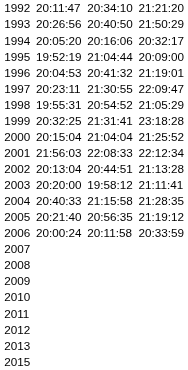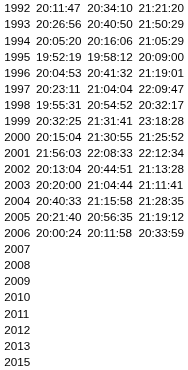(161, 41) 20:32:17 -> (161, 41) 21:05:29
(110, 57) 21:04:44 -> (110, 57) 19:58:12
(110, 89) 21:30:55 -> (110, 89) 21:04:04
(161, 105) 21:05:29 -> (161, 105) 20:32:17
(110, 137) 21:04:04 -> (110, 137) 21:30:55
(110, 185) 19:58:12 -> (110, 185) 21:04:44
